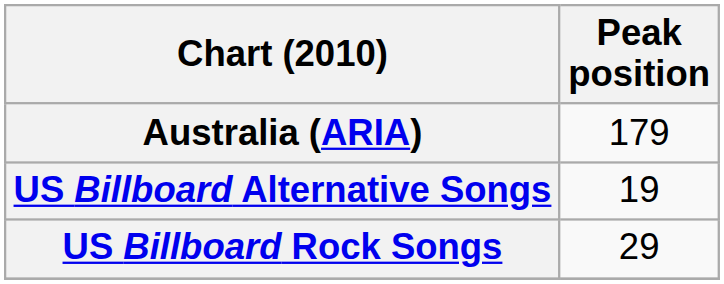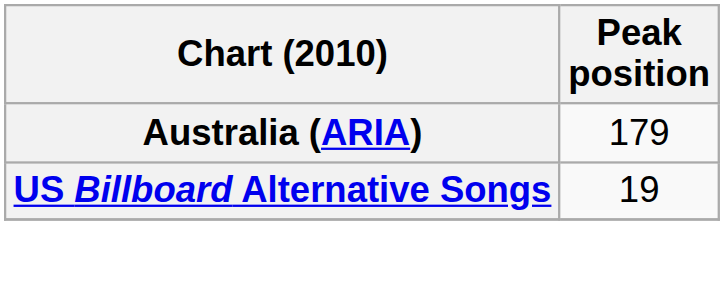- row: (282, 248)
